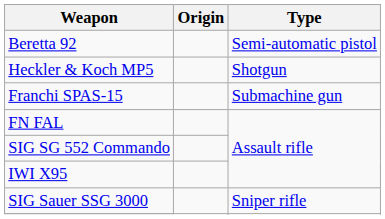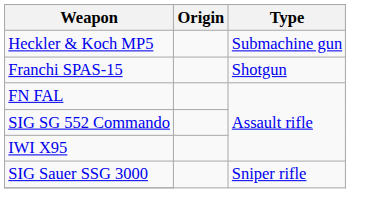- row: (42, 43)
(259, 69) Shotgun -> (287, 43) Submachine gun
(287, 95) Submachine gun -> (259, 69) Shotgun
